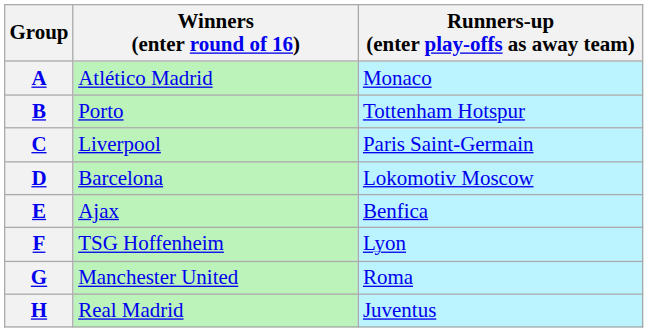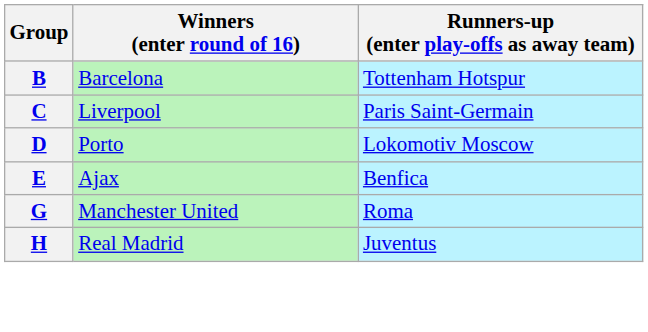- row: (39, 77)
(101, 111) Porto -> (121, 77) Barcelona
(121, 177) Barcelona -> (101, 144) Porto
- row: (39, 244)
